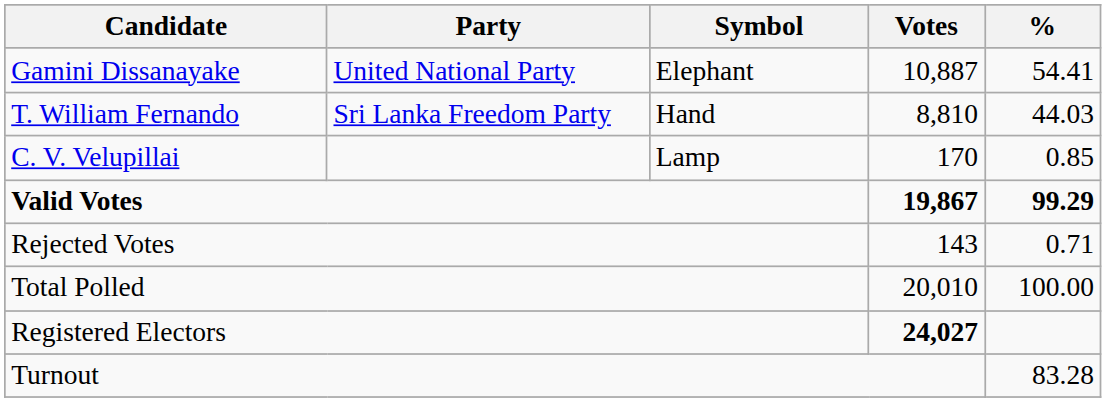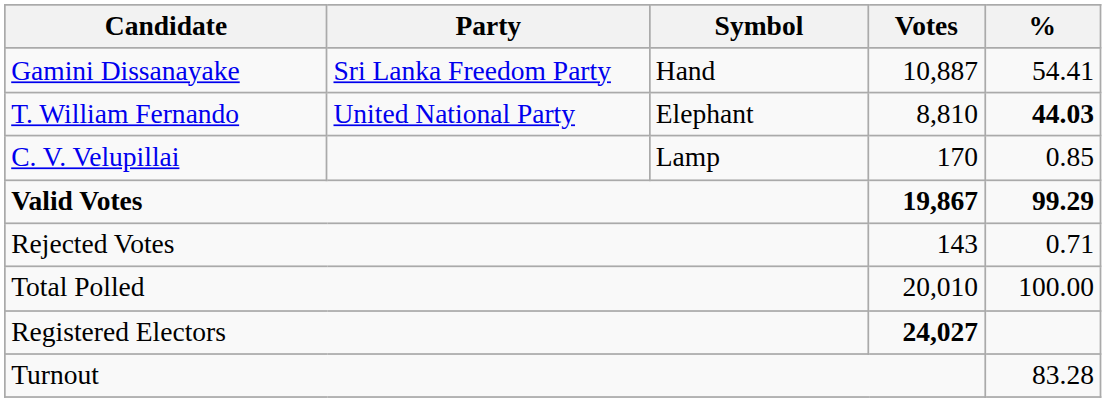(454, 69) United National Party -> (472, 69) Sri Lanka Freedom Party
(705, 69) Elephant -> (686, 69) Hand
(472, 113) Sri Lanka Freedom Party -> (454, 113) United National Party
(686, 113) Hand -> (705, 113) Elephant
(1063, 113) normal -> (1063, 113) bold
